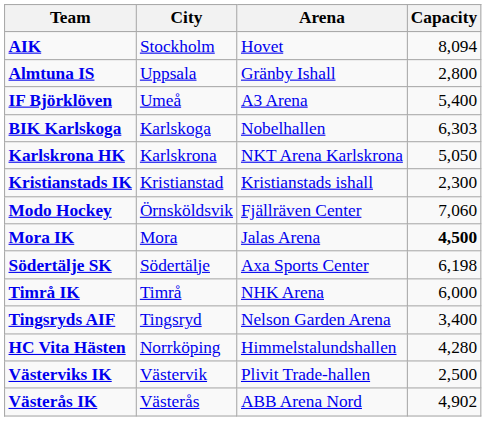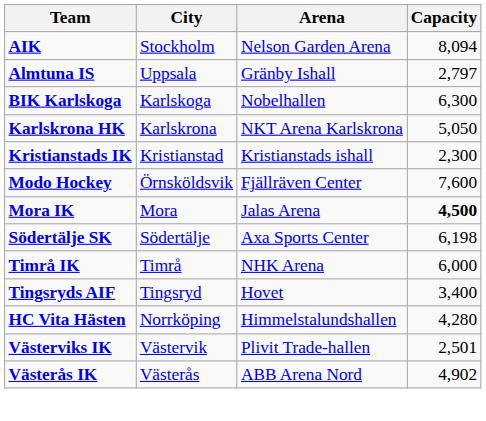(262, 45) Hovet -> (316, 45) Nelson Garden Arena
(458, 73) 2,800 -> (458, 73) 2,797
- row: (60, 100)
(458, 127) 6,303 -> (458, 100) 6,300
(458, 210) 7,060 -> (458, 182) 7,600
(316, 319) Nelson Garden Arena -> (262, 292) Hovet
(458, 374) 2,500 -> (458, 347) 2,501
